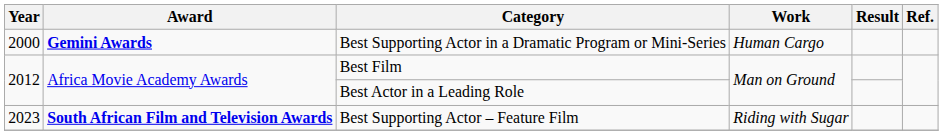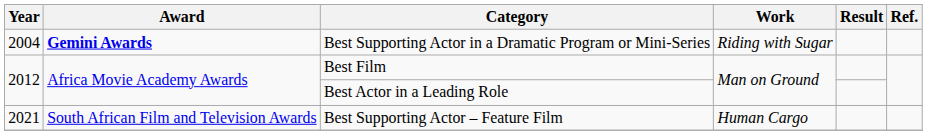(24, 42) 2000 -> (24, 42) 2004
(779, 42) Human Cargo -> (775, 42) Riding with Sugar
(24, 117) 2023 -> (24, 117) 2021
(190, 117) bold -> (182, 117) normal
(791, 117) Riding with Sugar -> (763, 117) Human Cargo
